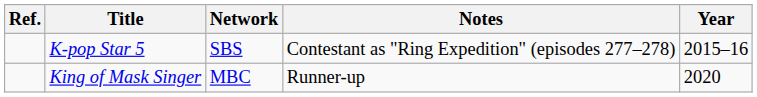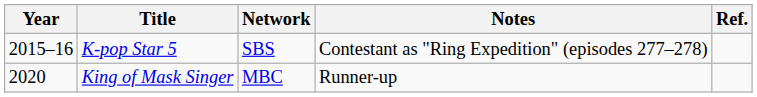columns swapped: (716, 19) <-> (25, 19)
